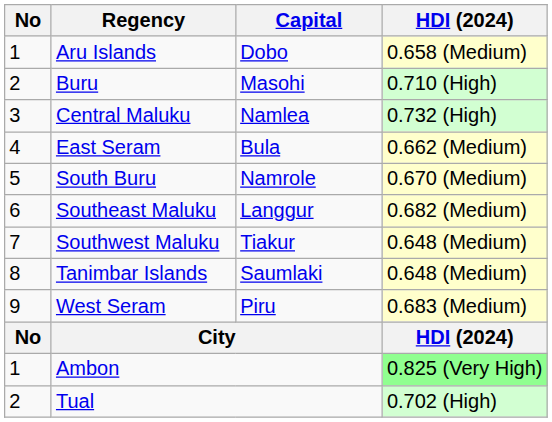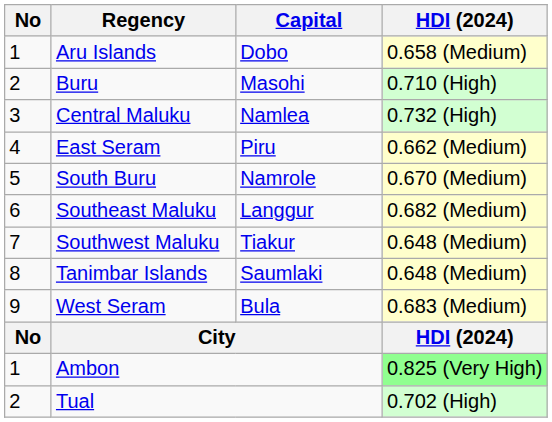(260, 147) Bula -> (258, 147) Piru
(258, 305) Piru -> (260, 305) Bula
